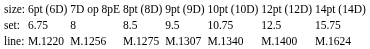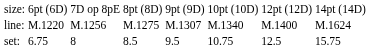rows swapped: (12, 25) <-> (14, 41)
